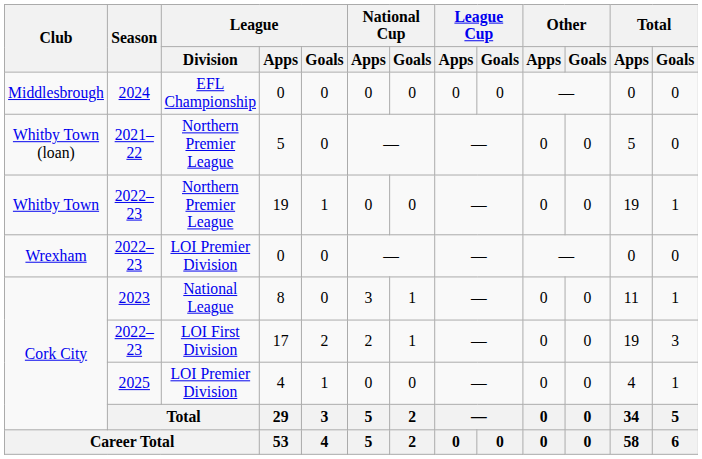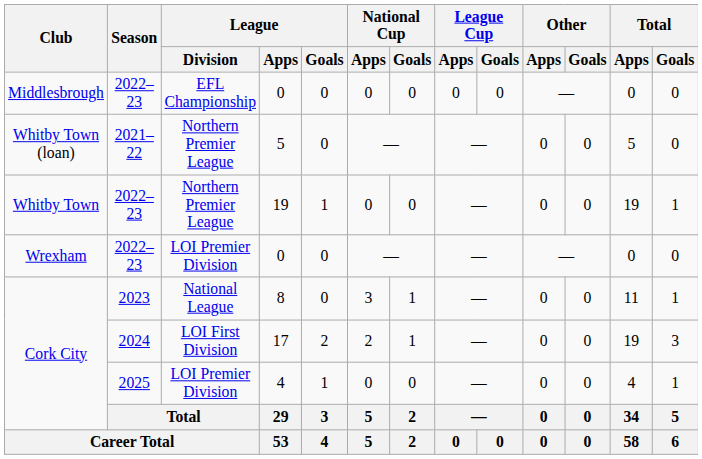(134, 93) 2024 -> (134, 93) 2022–23
(134, 340) 2022–23 -> (134, 340) 2024
